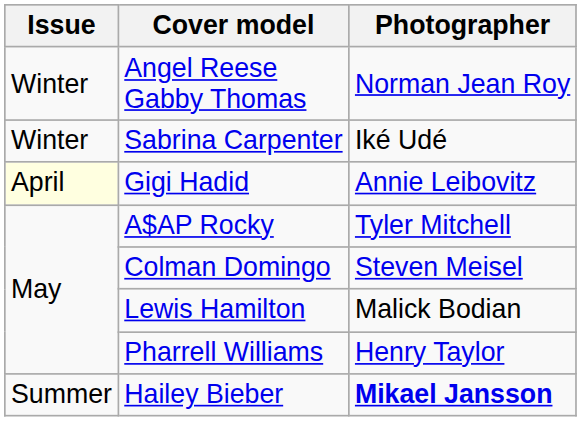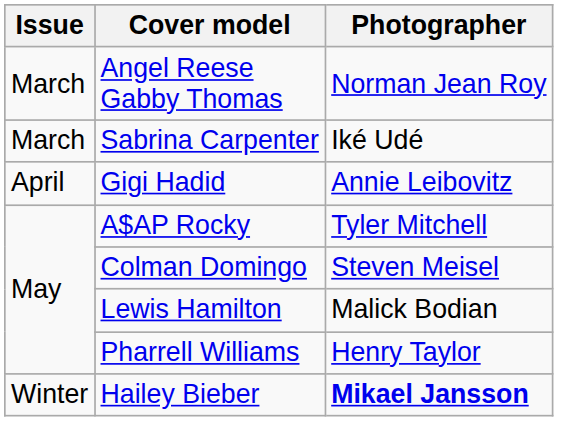(50, 83) Winter -> (48, 83) March
(50, 140) Winter -> (48, 140) March
(38, 182) lightyellow background -> (38, 182) no background
(61, 394) Summer -> (50, 394) Winter
